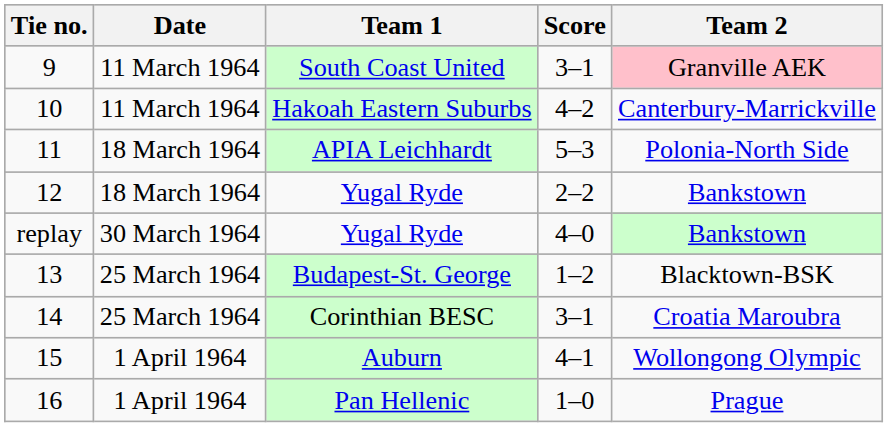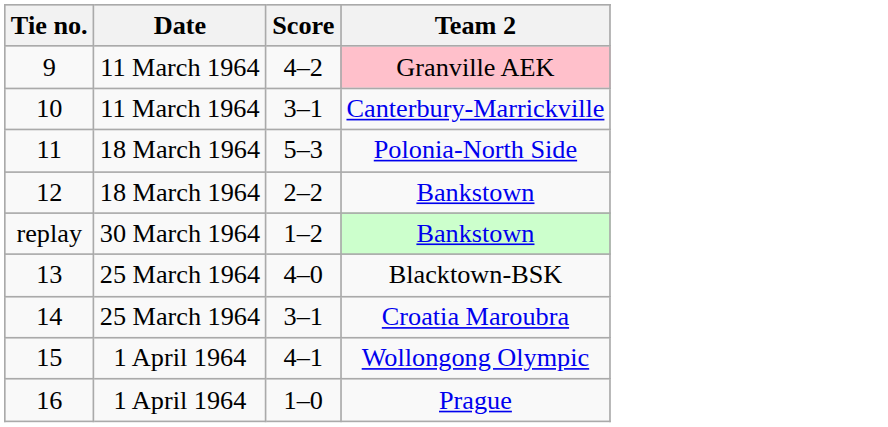- column: (402, 25)
(575, 66) 3–1 -> (303, 66) 4–2
(575, 108) 4–2 -> (303, 108) 3–1
(575, 233) 4–0 -> (303, 233) 1–2
(575, 274) 1–2 -> (303, 274) 4–0
